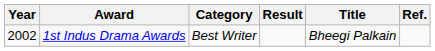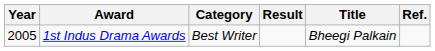(22, 35) 2002 -> (22, 35) 2005
